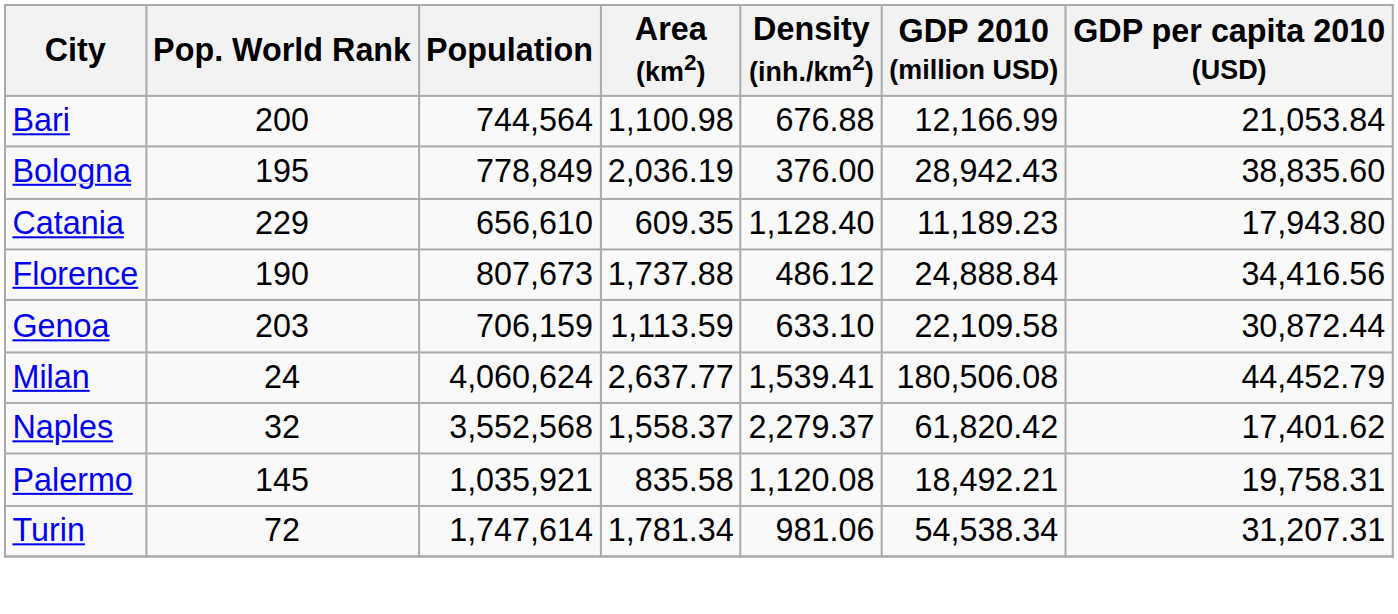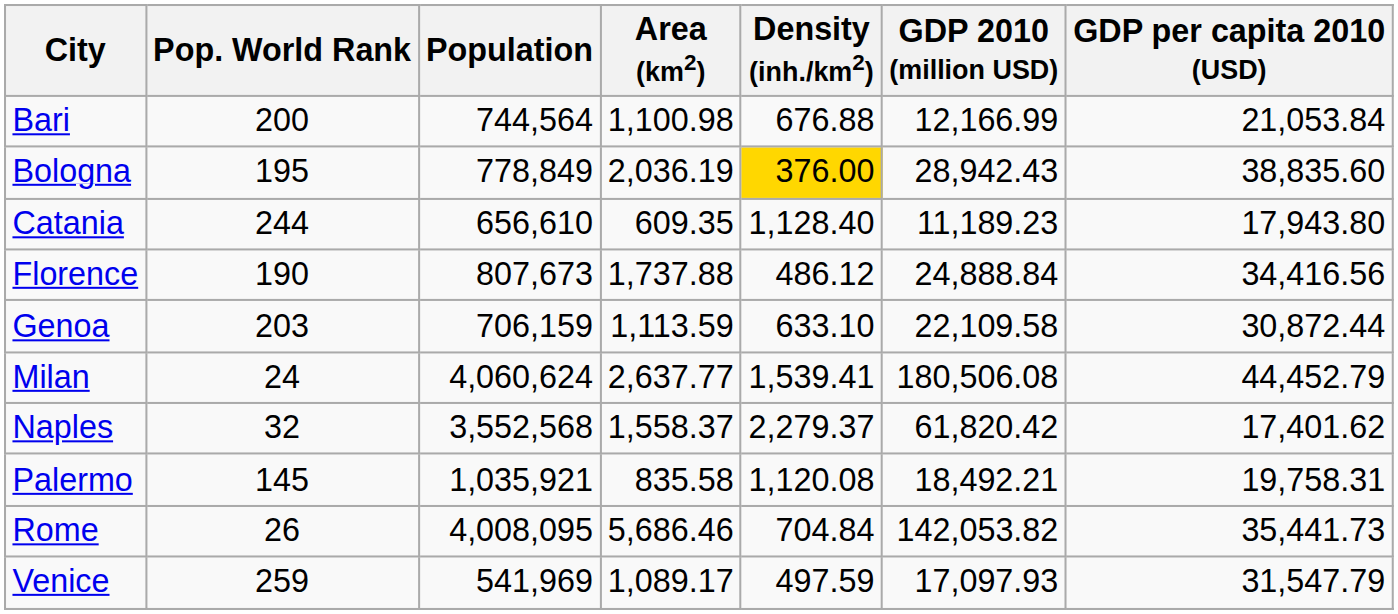(825, 171) no background -> (825, 171) gold background
(282, 223) 229 -> (282, 223) 244
+ row: (56, 530)
- row: (49, 530)
+ row: (61, 581)
